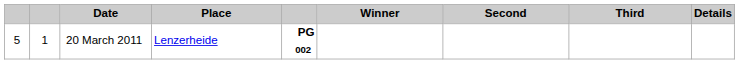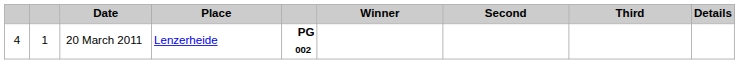(17, 40) 5 -> (17, 40) 4
